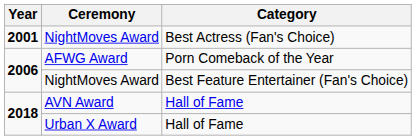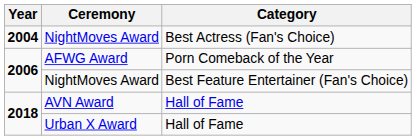(23, 37) 2001 -> (23, 37) 2004
